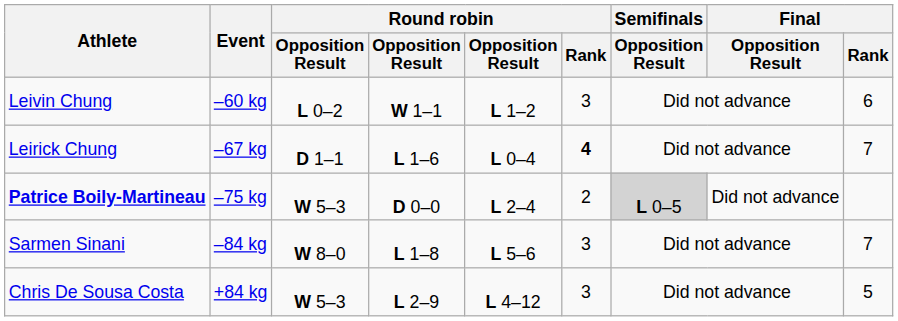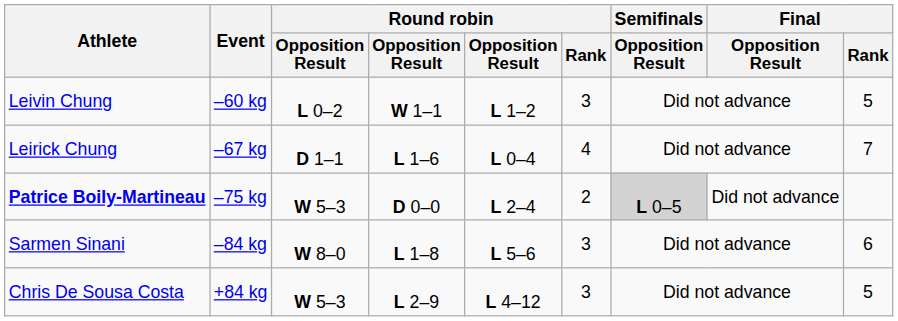(868, 102) 6 -> (868, 102) 5
(586, 149) bold -> (586, 149) normal
(868, 245) 7 -> (868, 245) 6
